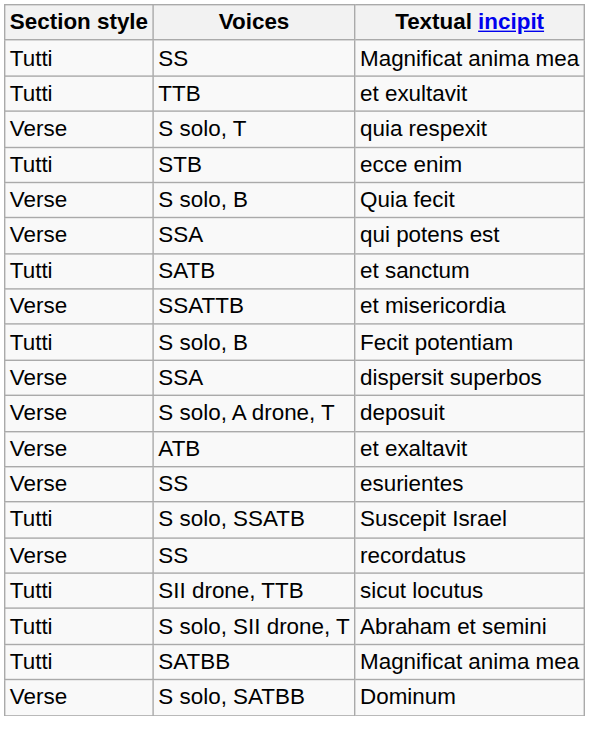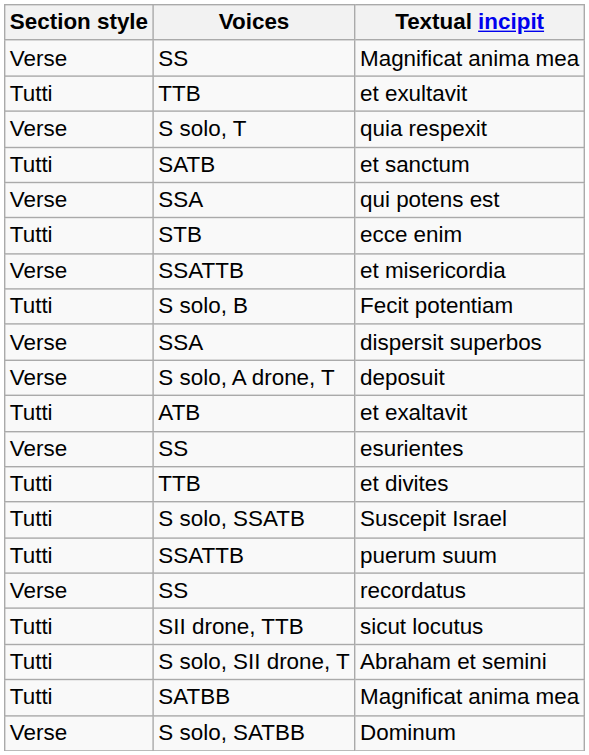(31, 57) Tutti -> (39, 57) Verse
rows swapped: (180, 164) <-> (187, 270)
- row: (203, 199)
(39, 448) Verse -> (31, 413) Tutti
+ row: (180, 484)
+ row: (201, 555)
